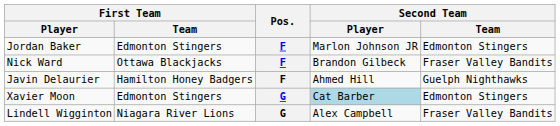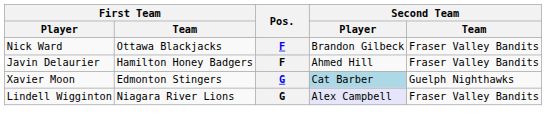- row: (44, 46)
(475, 80) Guelph Nighthawks -> (474, 63) Fraser Valley Bandits
(475, 96) Edmonton Stingers -> (462, 80) Guelph Nighthawks
(353, 113) no background -> (352, 96) lavender background
